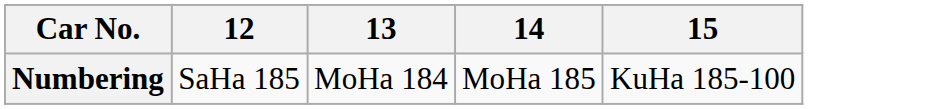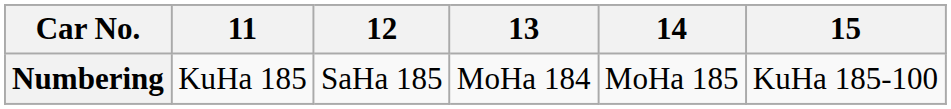+ column: (242, 29)
